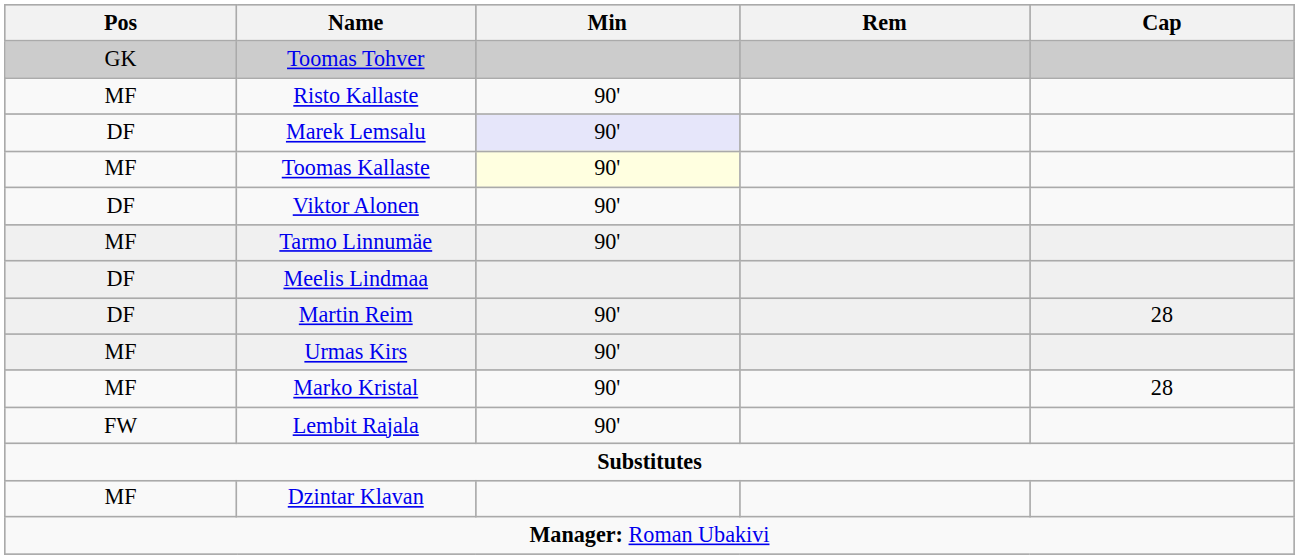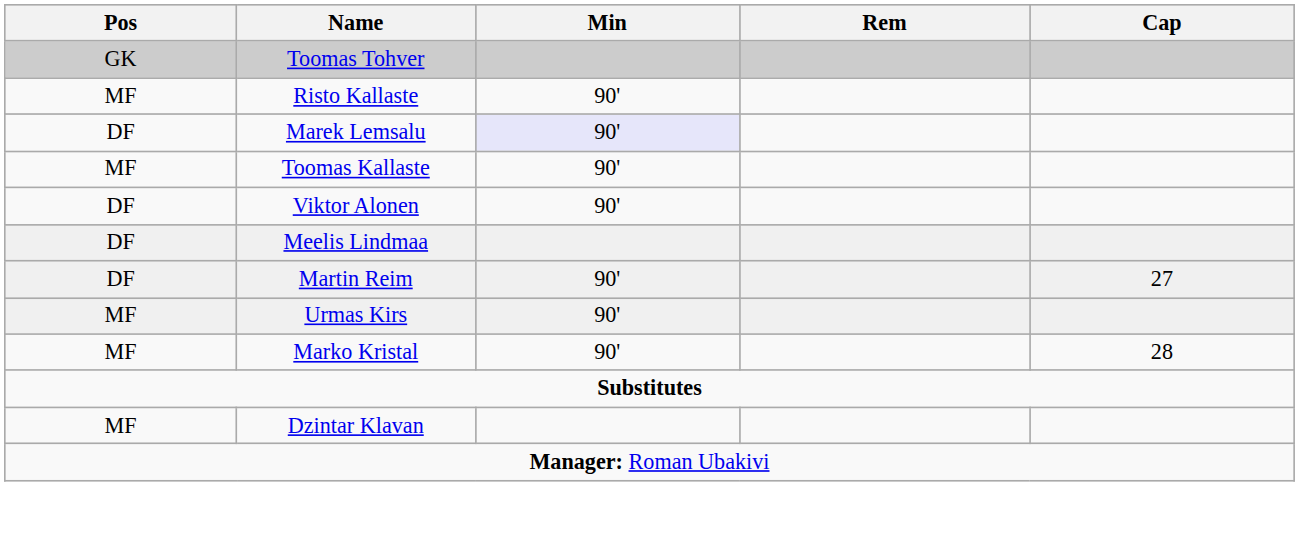(607, 168) lightyellow background -> (607, 168) no background
- row: (356, 241)
(1162, 314) 28 -> (1162, 278) 27
- row: (356, 424)
